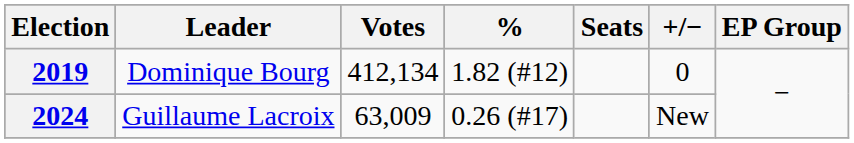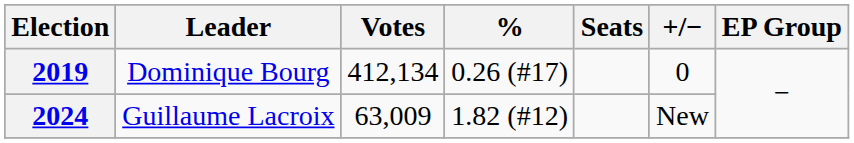(510, 71) 1.82 (#12) -> (510, 71) 0.26 (#17)
(510, 115) 0.26 (#17) -> (510, 115) 1.82 (#12)
